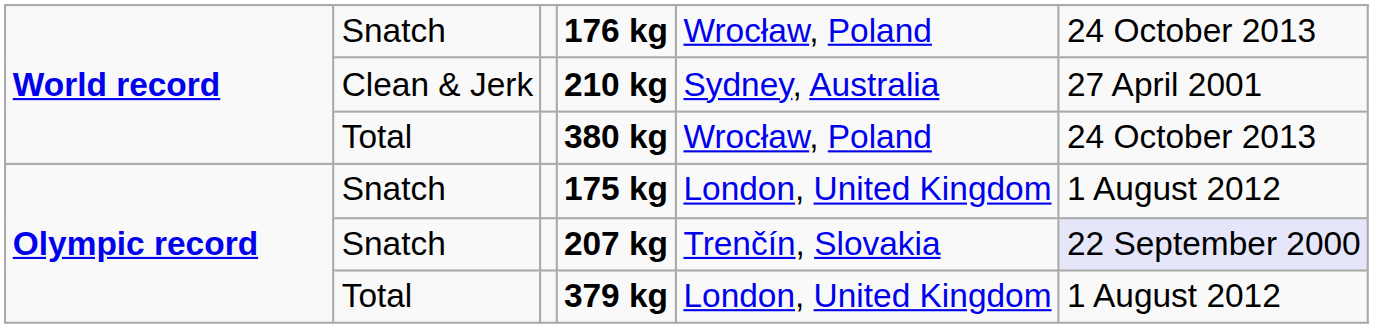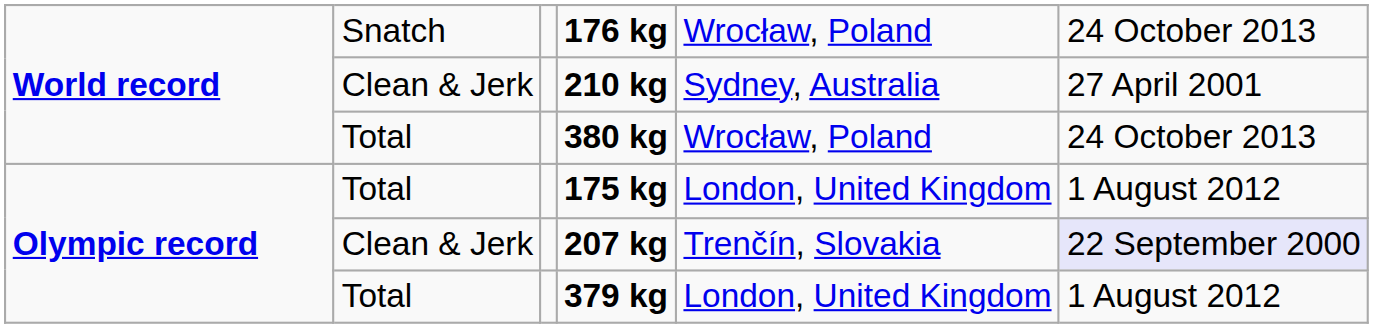(394, 190) Snatch -> (377, 190) Total
(394, 243) Snatch -> (437, 243) Clean & Jerk
